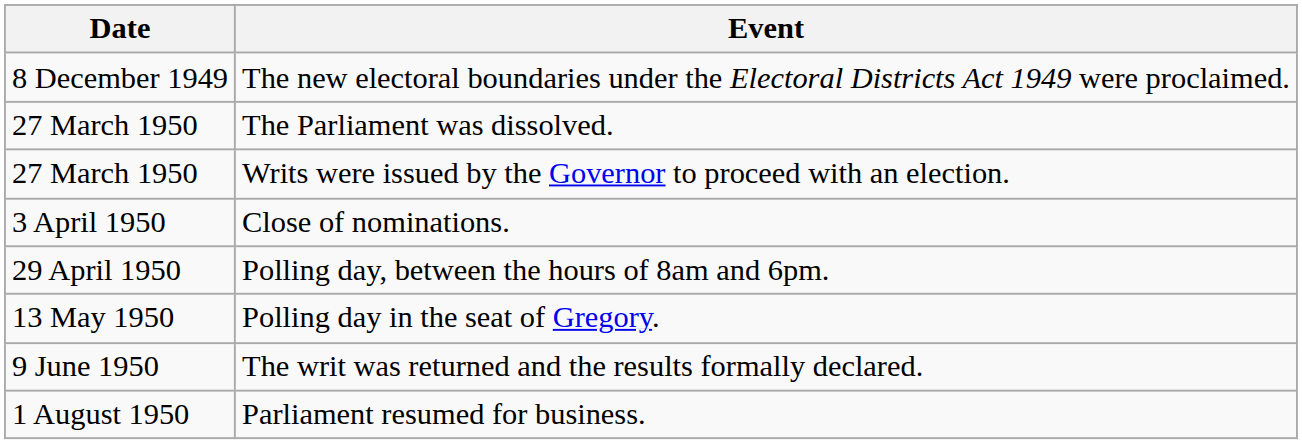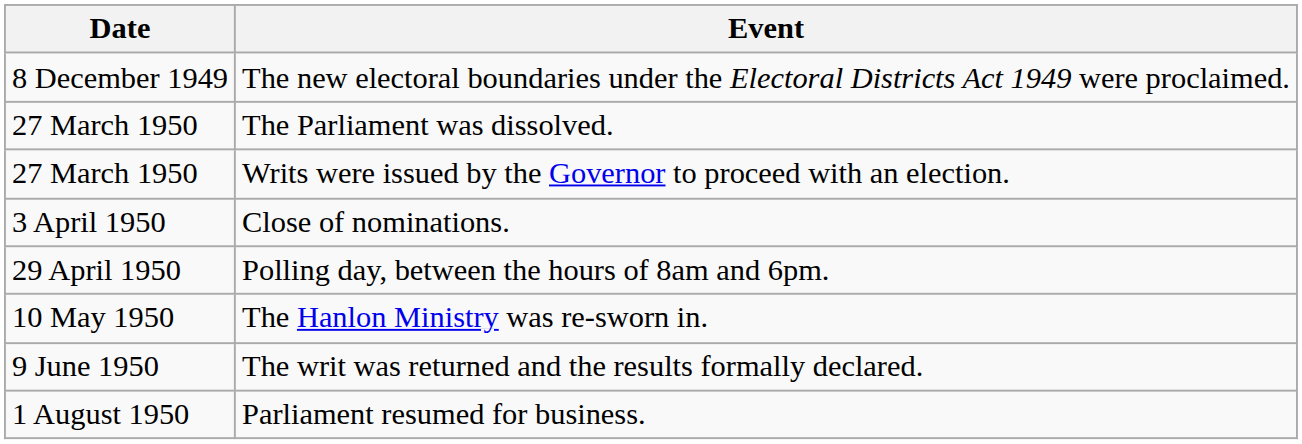+ row: (475, 317)
- row: (451, 317)
